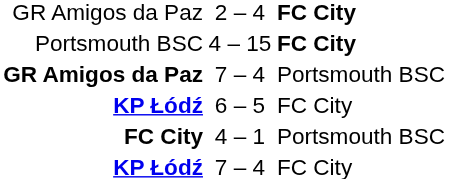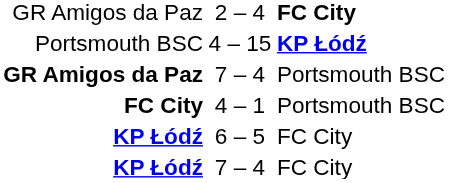(316, 43) FC City -> (322, 43) KP Łódź
rows swapped: (158, 105) <-> (163, 136)
